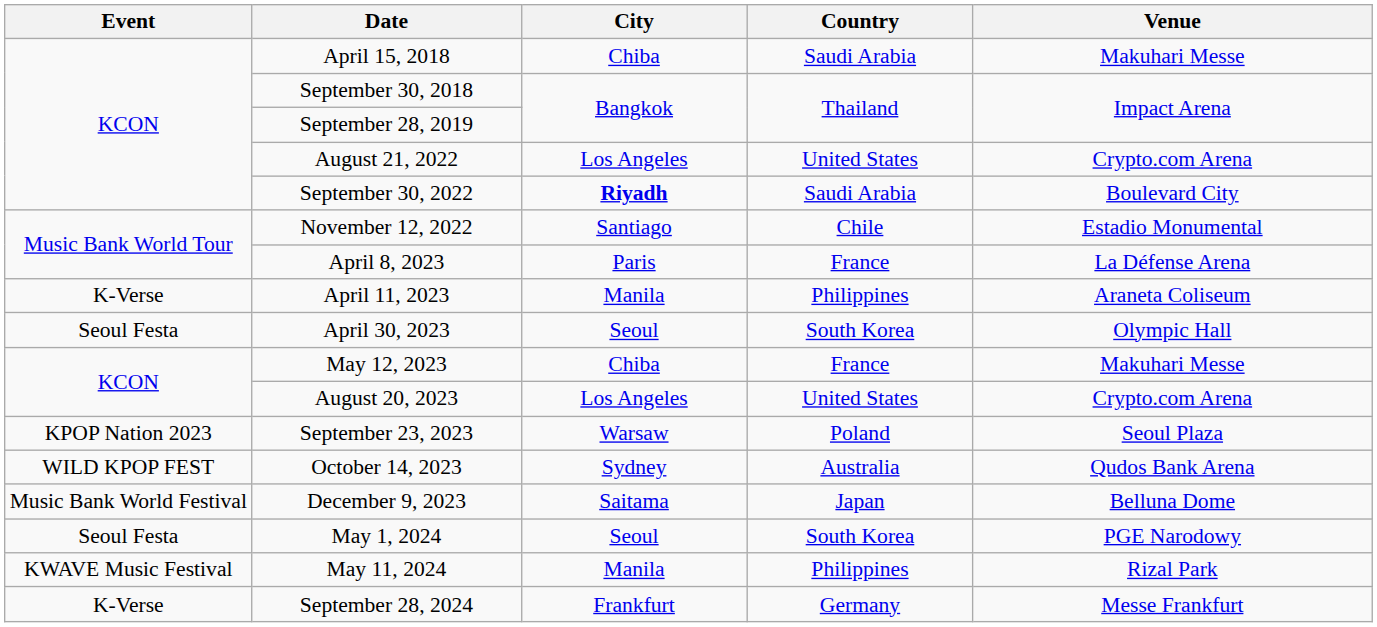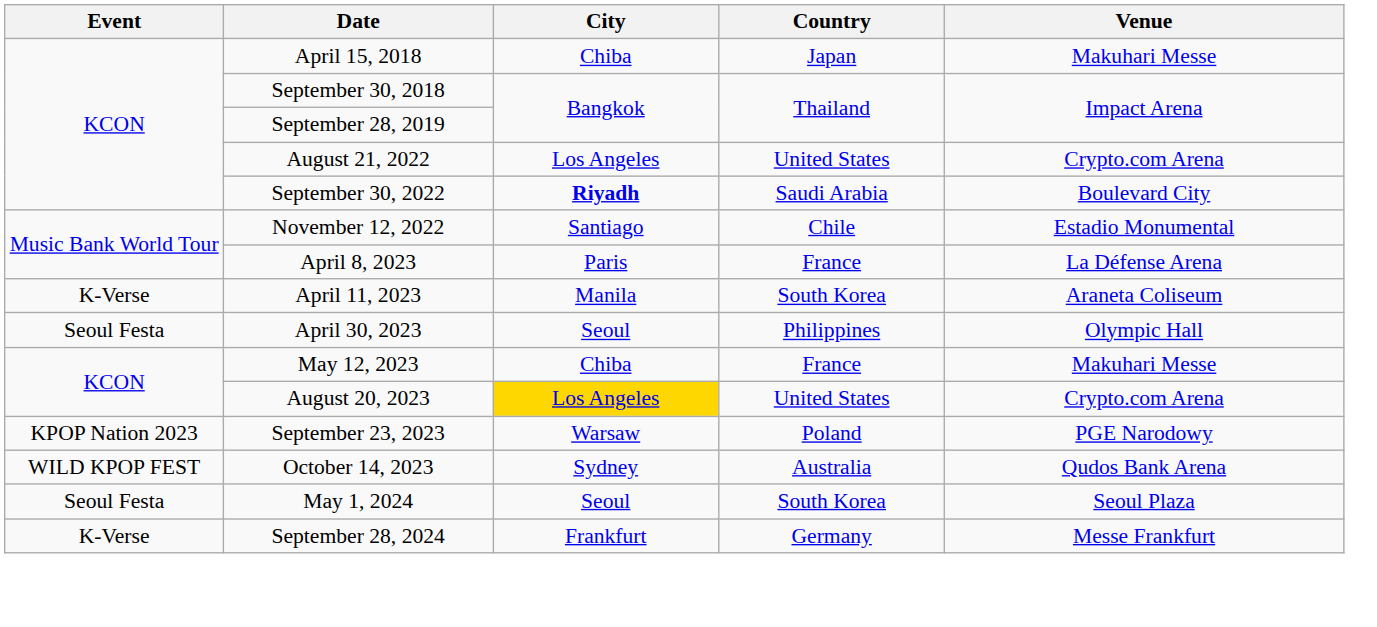(860, 55) Saudi Arabia -> (832, 55) Japan
(860, 295) Philippines -> (832, 295) South Korea
(860, 329) South Korea -> (832, 329) Philippines
(634, 398) no background -> (606, 398) gold background
(1172, 432) Seoul Plaza -> (1144, 432) PGE Narodowy
- row: (386, 501)
(1172, 535) PGE Narodowy -> (1144, 501) Seoul Plaza
- row: (386, 569)
